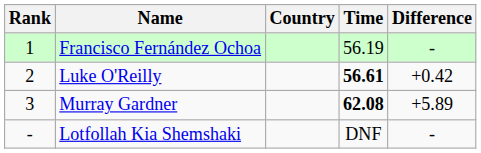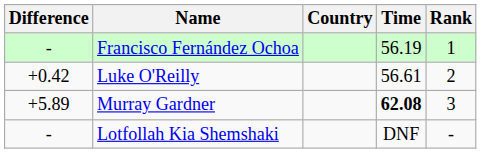columns swapped: (30, 18) <-> (432, 18)
(363, 76) bold -> (401, 76) normal
